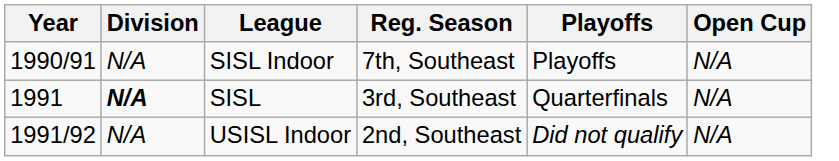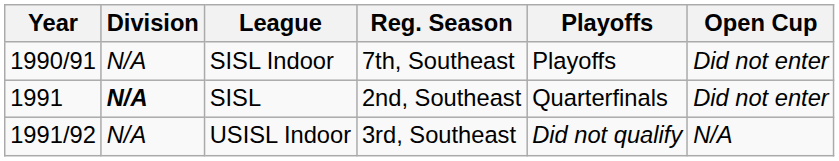(713, 60) N/A -> (761, 60) Did not enter
(439, 98) 3rd, Southeast -> (442, 98) 2nd, Southeast
(713, 98) N/A -> (761, 98) Did not enter
(442, 135) 2nd, Southeast -> (439, 135) 3rd, Southeast
